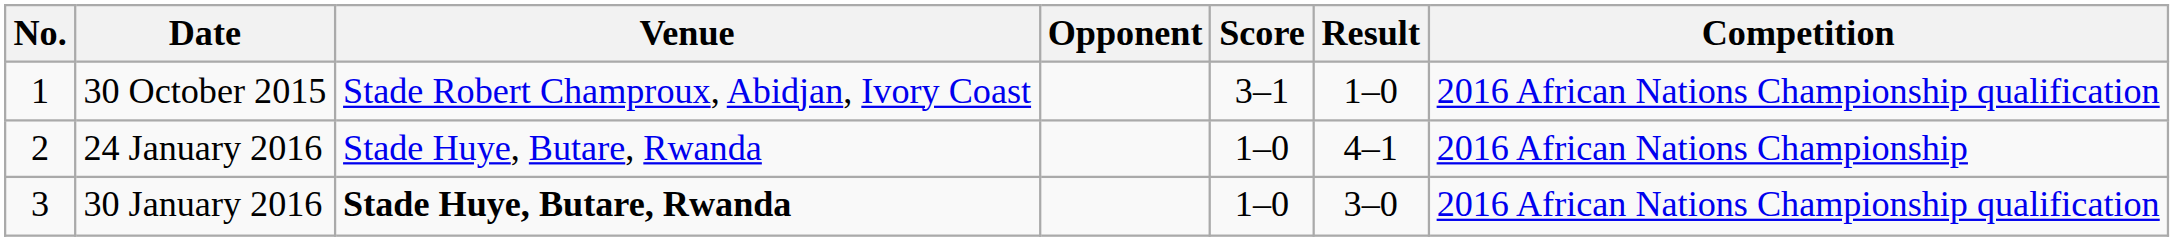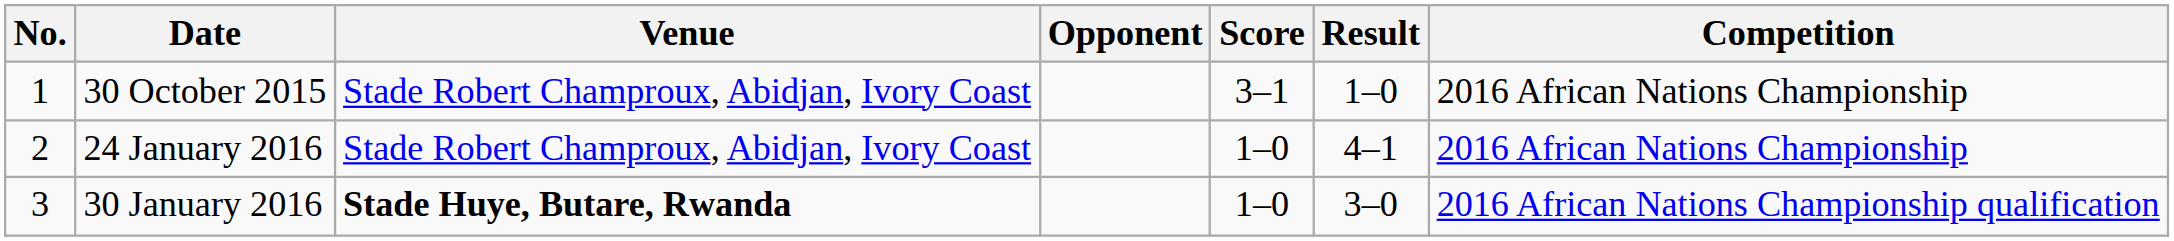(1798, 90) 2016 African Nations Championship qualification -> (1702, 90) 2016 African Nations Championship
(552, 147) Stade Huye, Butare, Rwanda -> (687, 147) Stade Robert Champroux, Abidjan, Ivory Coast
